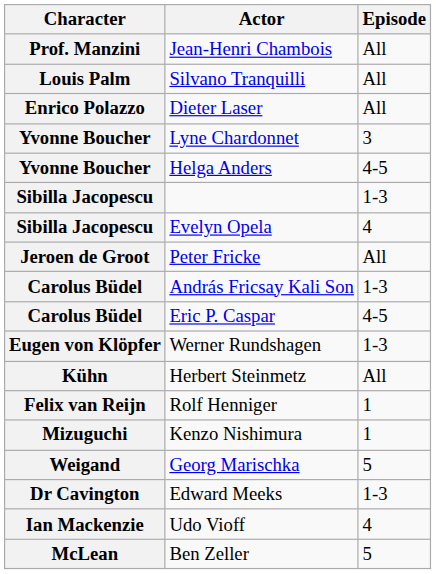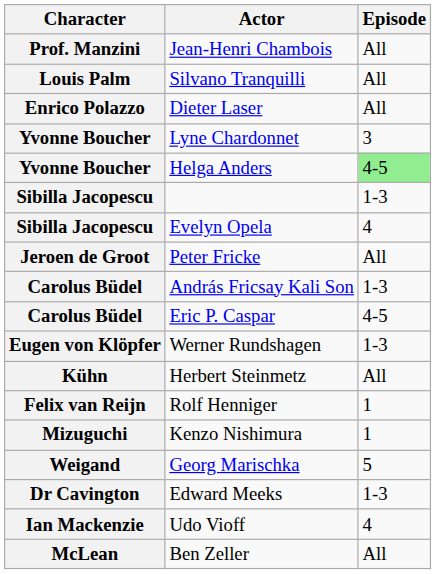(375, 167) no background -> (375, 167) lightgreen background
(367, 553) 5 -> (375, 553) All
